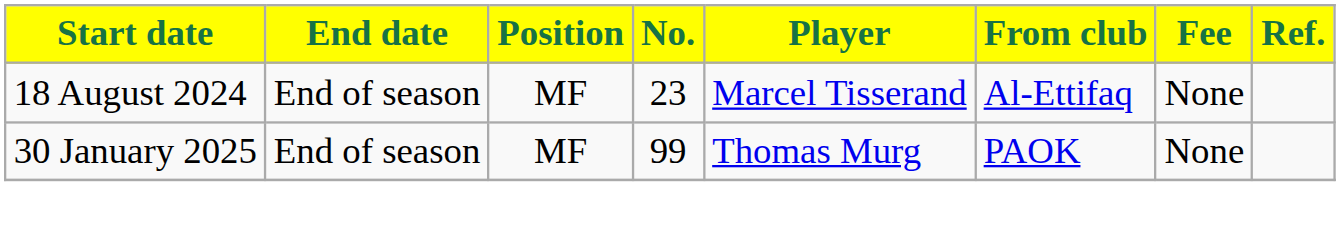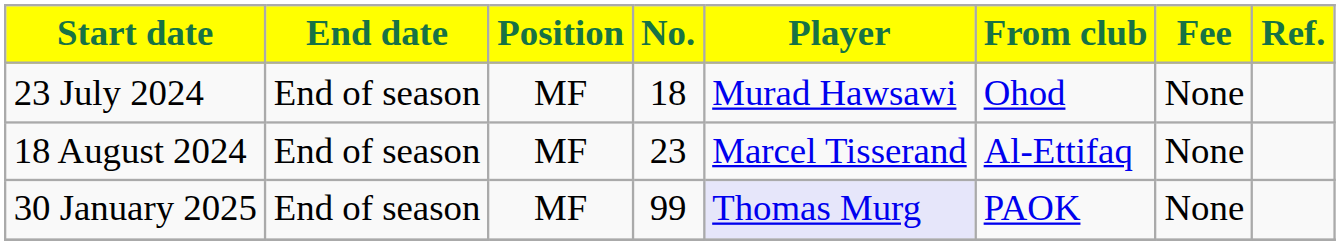+ row: (109, 92)
(817, 150) no background -> (817, 208) lavender background
